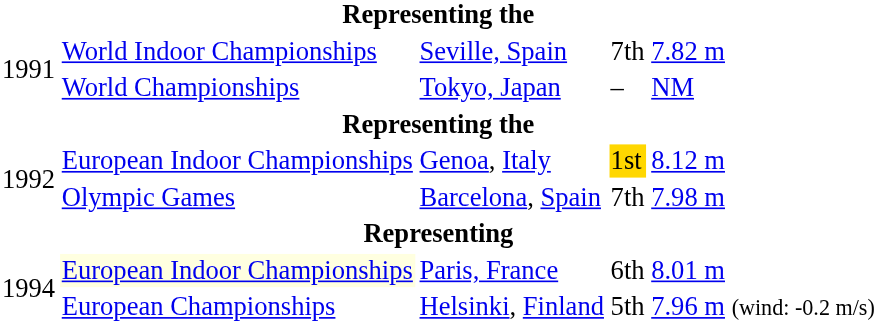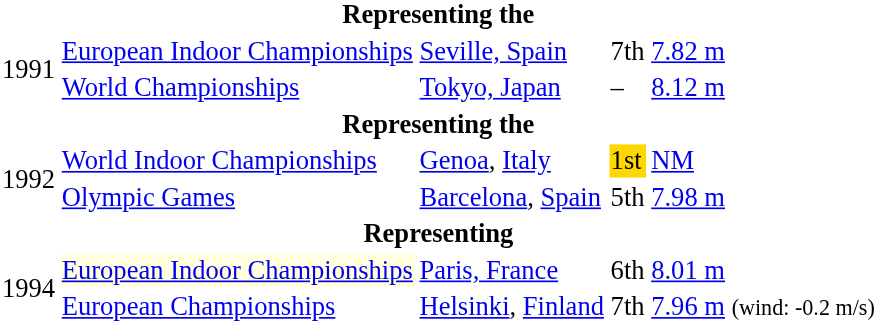(219, 51) World Indoor Championships -> (237, 51) European Indoor Championships
(673, 87) NM -> (688, 87) 8.12 m
(237, 160) European Indoor Championships -> (219, 160) World Indoor Championships
(688, 160) 8.12 m -> (673, 160) NM
(628, 197) 7th -> (628, 197) 5th
(628, 306) 5th -> (628, 306) 7th
